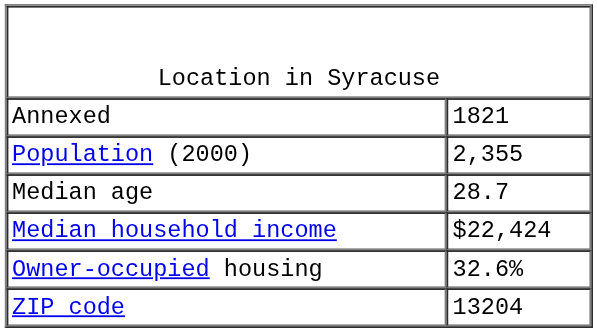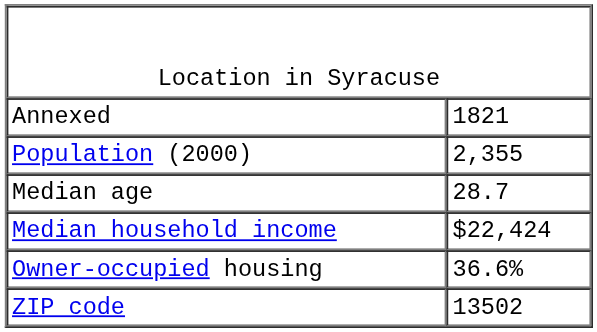(488, 269) 32.6% -> (488, 269) 36.6%
(488, 307) 13204 -> (488, 307) 13502
